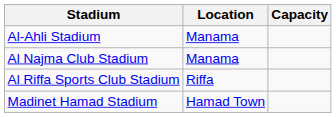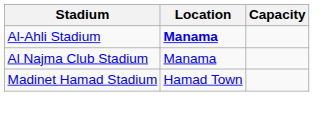(212, 36) normal -> (191, 36) bold
- row: (94, 79)
